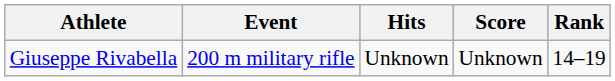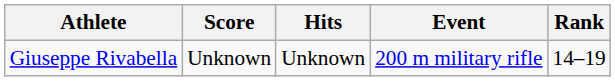columns swapped: (271, 22) <-> (501, 22)
